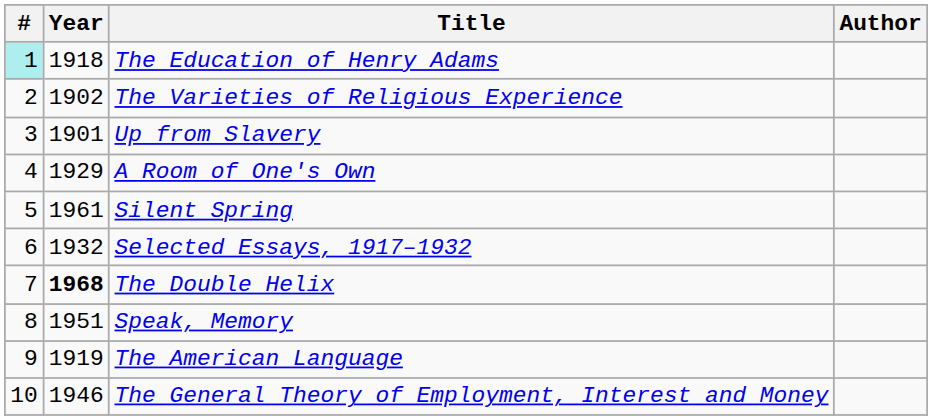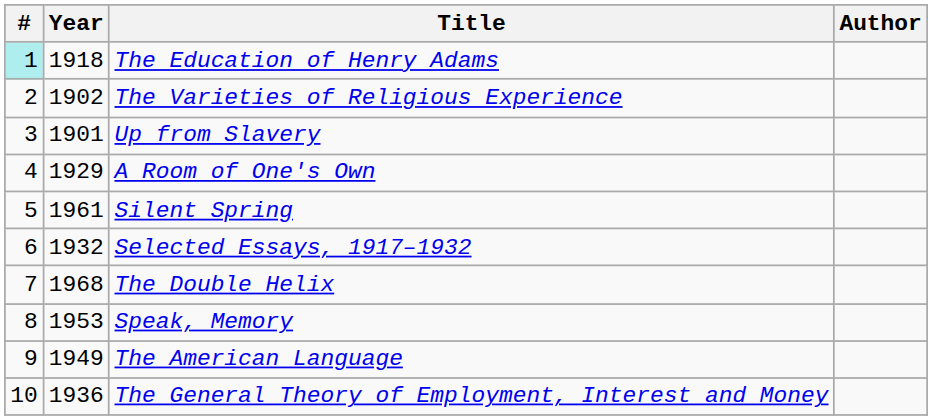(76, 285) bold -> (76, 285) normal
(76, 322) 1951 -> (76, 322) 1953
(76, 359) 1919 -> (76, 359) 1949
(76, 396) 1946 -> (76, 396) 1936
